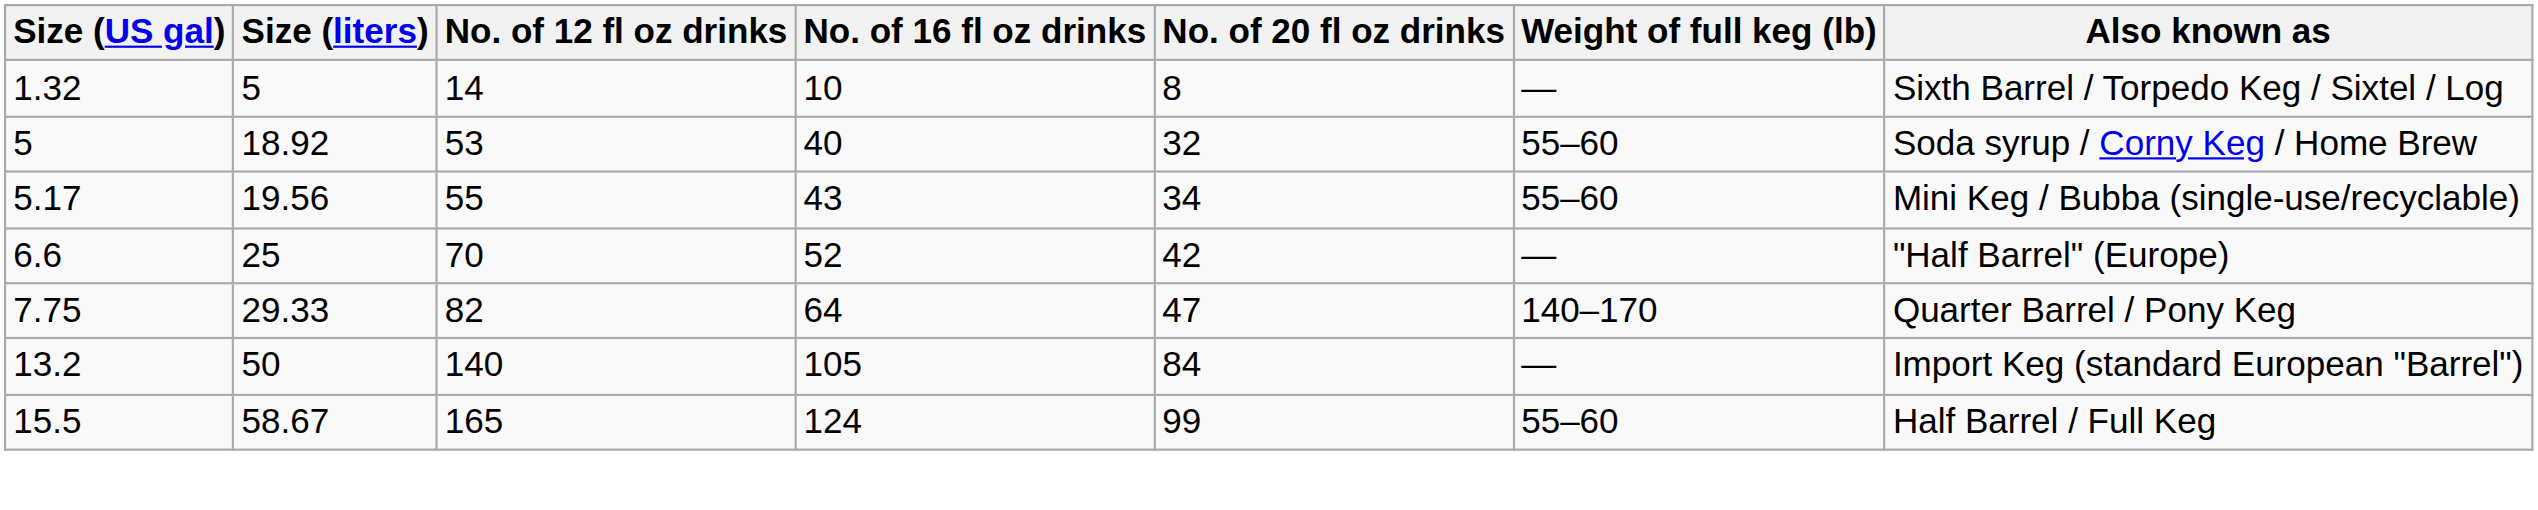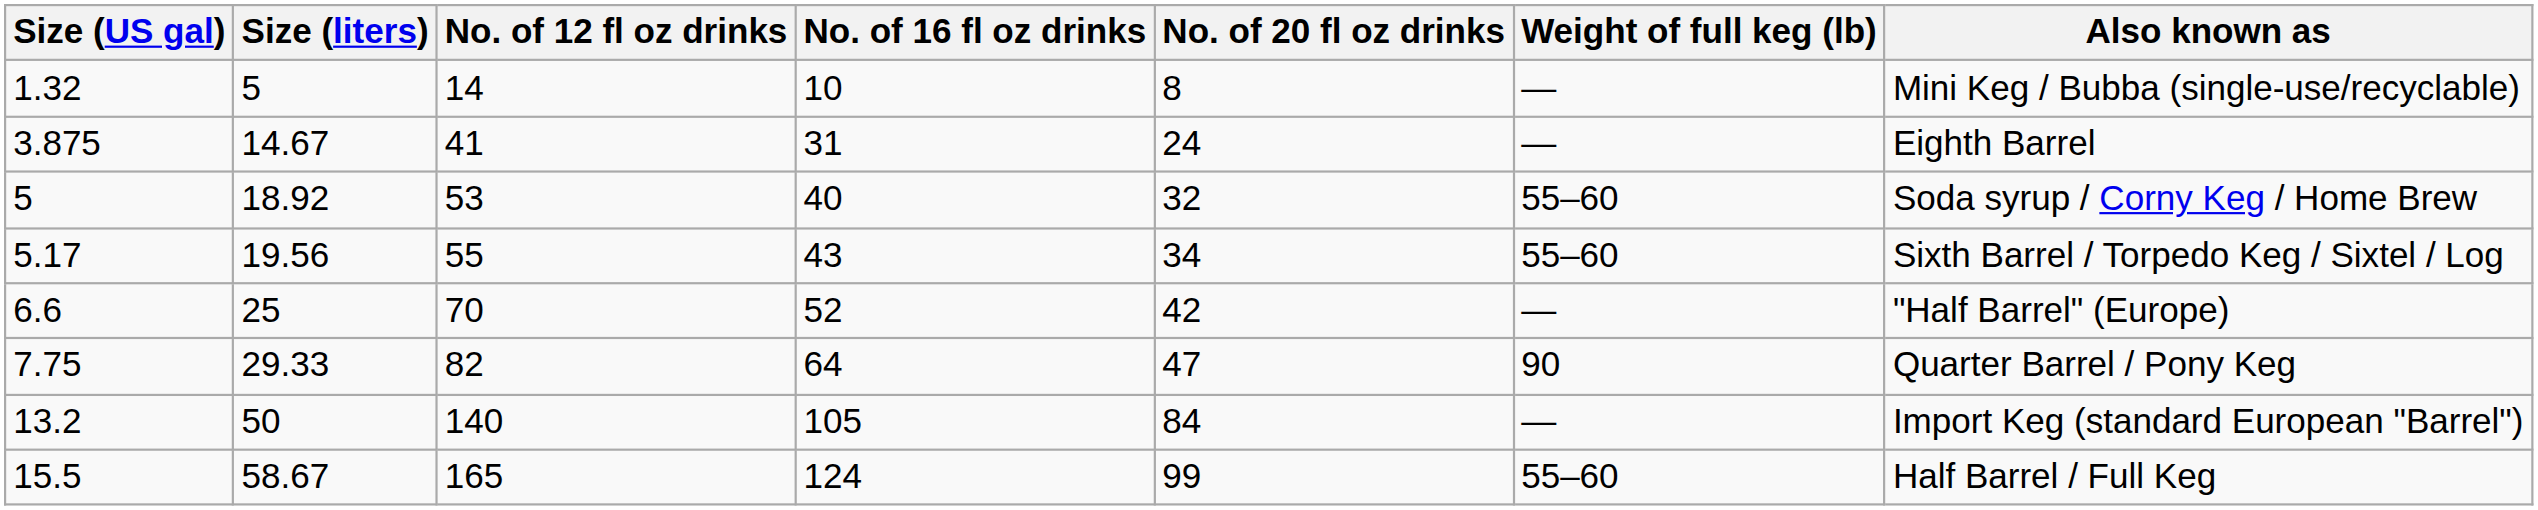(2198, 87) Sixth Barrel / Torpedo Keg / Sixtel / Log -> (2206, 87) Mini Keg / Bubba (single-use/recyclable)
+ row: (57, 143)
(2206, 198) Mini Keg / Bubba (single-use/recyclable) -> (2198, 254) Sixth Barrel / Torpedo Keg / Sixtel / Log
(1589, 310) 140–170 -> (1541, 365) 90
